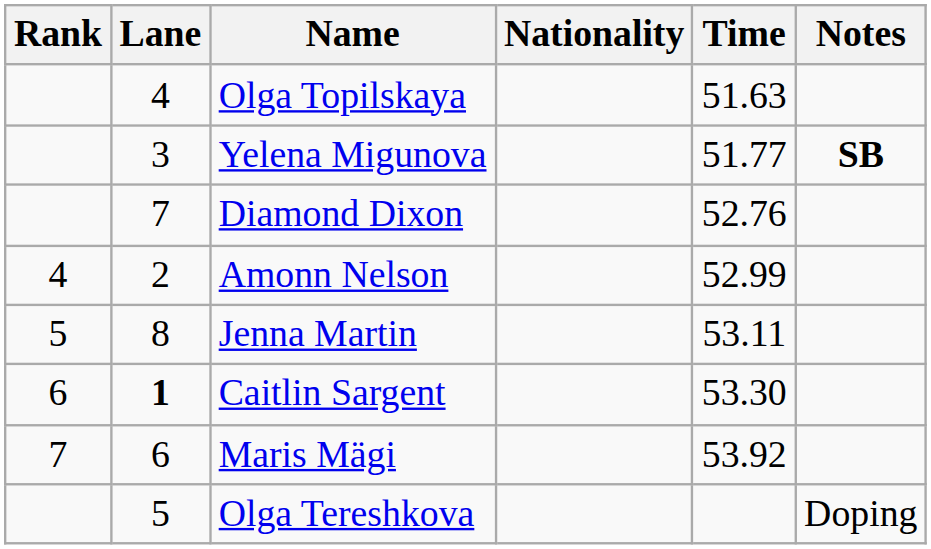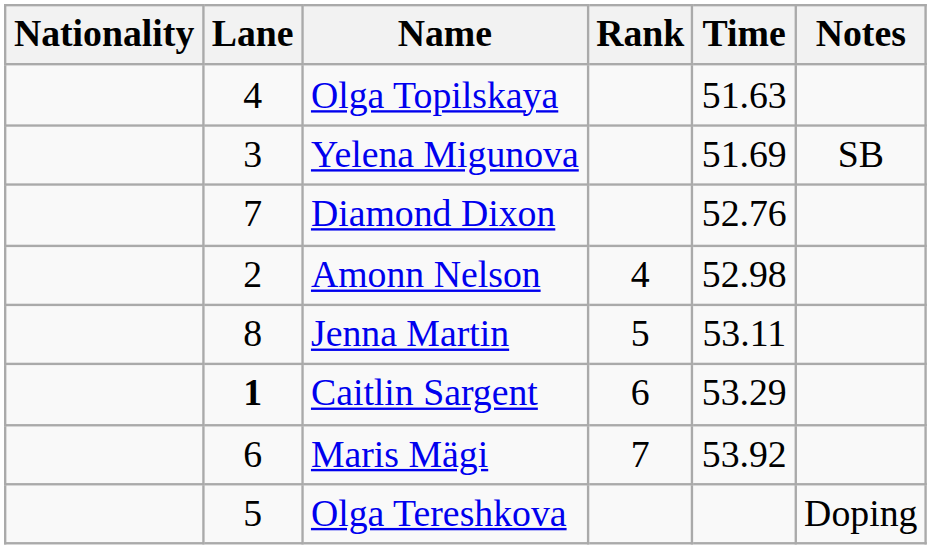columns swapped: (58, 34) <-> (594, 34)
(744, 154) 51.77 -> (744, 154) 51.69
(861, 154) bold -> (861, 154) normal
(744, 273) 52.99 -> (744, 273) 52.98
(744, 393) 53.30 -> (744, 393) 53.29
